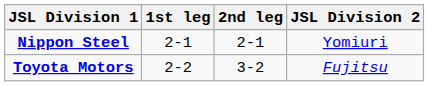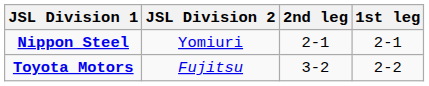columns swapped: (178, 17) <-> (355, 17)
